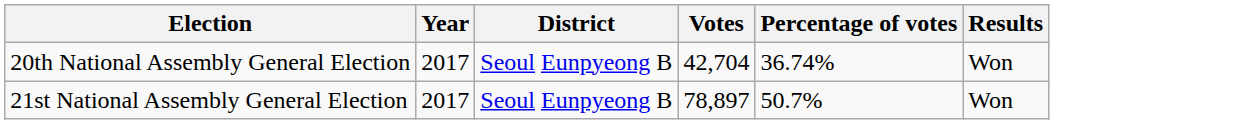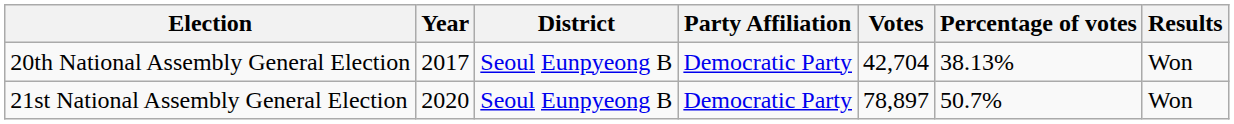+ column: (768, 23)
(797, 61) 36.74% -> (977, 61) 38.13%
(445, 99) 2017 -> (445, 99) 2020
